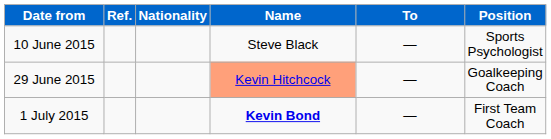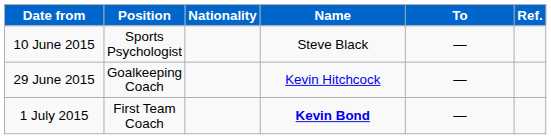columns swapped: (505, 15) <-> (120, 15)
(283, 80) lightsalmon background -> (333, 80) no background
